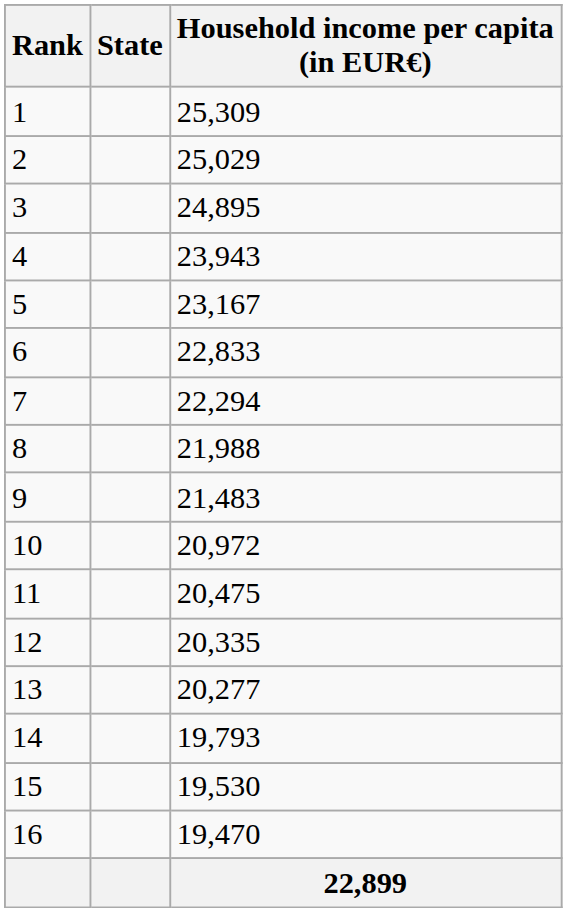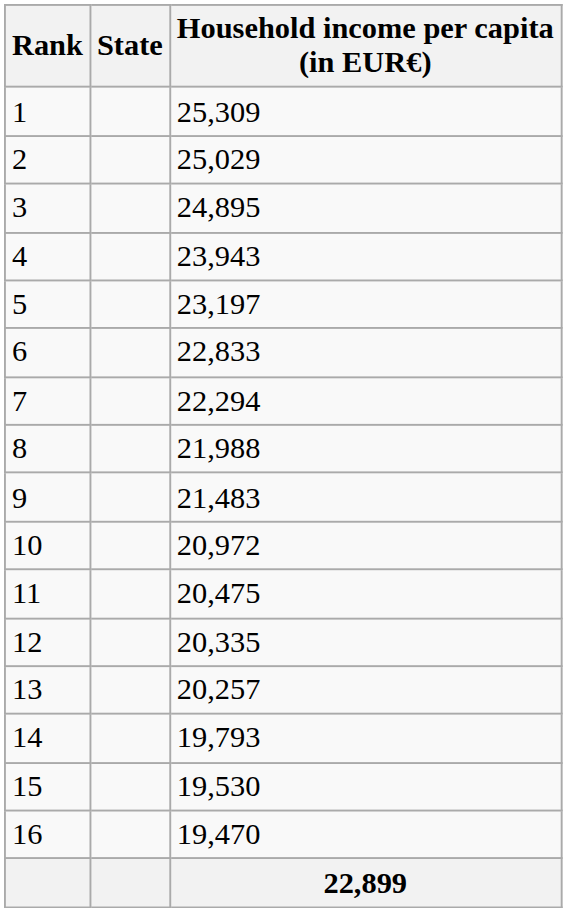(219, 303) 23,167 -> (219, 303) 23,197
(219, 689) 20,277 -> (219, 689) 20,257
